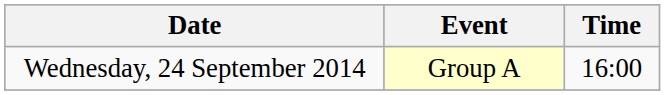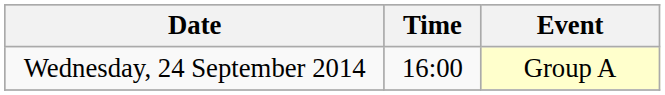columns swapped: (612, 25) <-> (474, 25)
